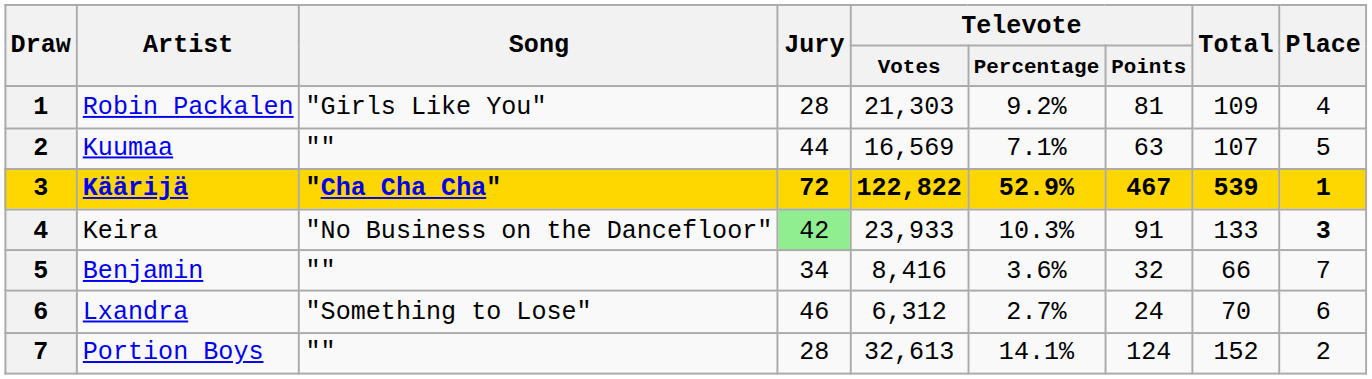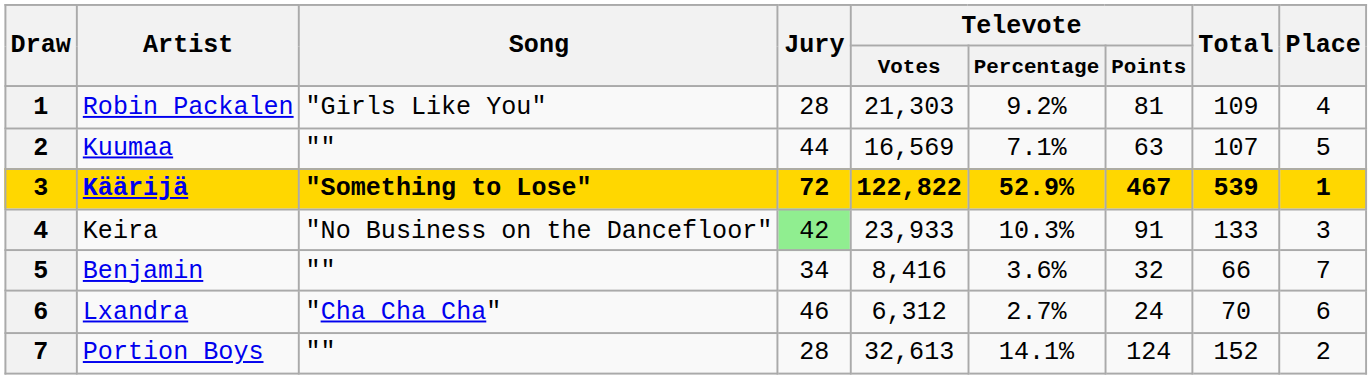(403, 189) "Cha Cha Cha" -> (449, 189) "Something to Lose"
(1323, 230) bold -> (1323, 230) normal
(449, 312) "Something to Lose" -> (403, 312) "Cha Cha Cha"
